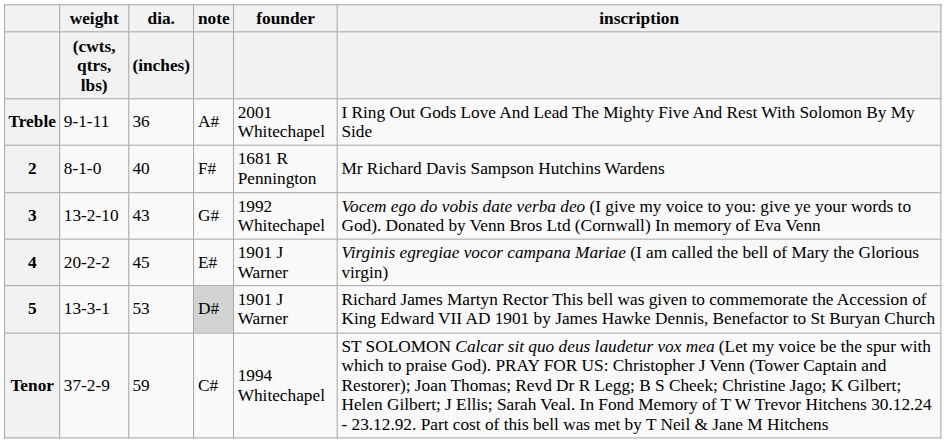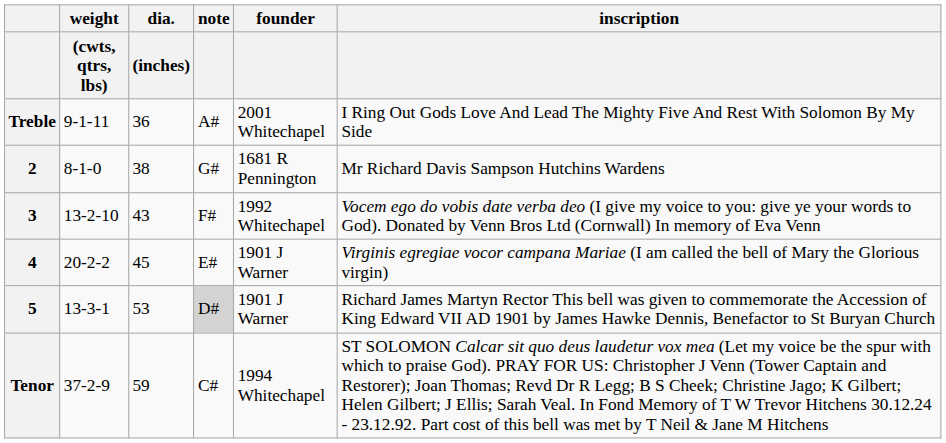(141, 168) 40 -> (141, 168) 38
(207, 168) F# -> (209, 168) G#
(209, 215) G# -> (207, 215) F#
